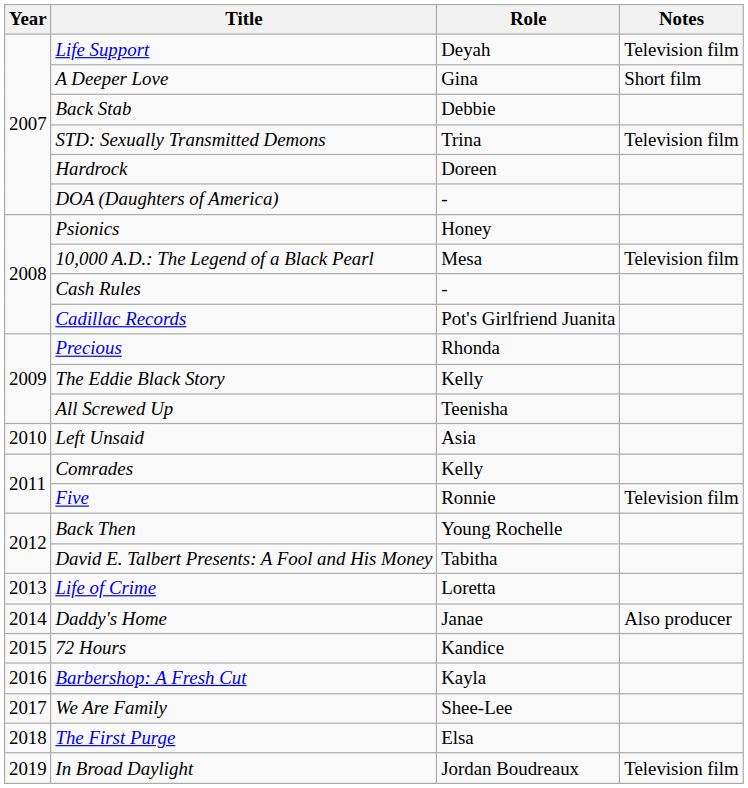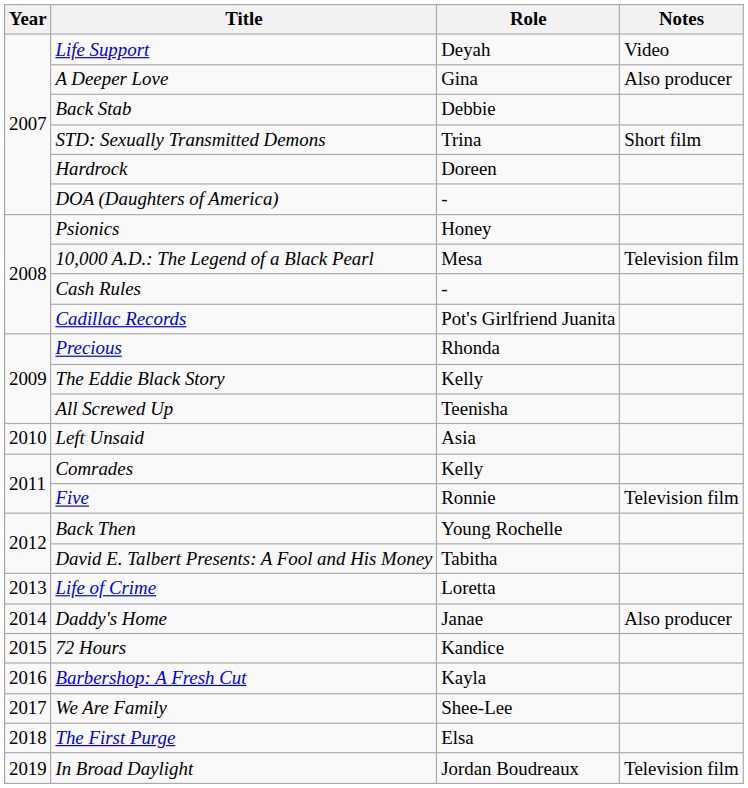(681, 49) Television film -> (647, 49) Video
(663, 79) Short film -> (678, 79) Also producer
(681, 139) Television film -> (663, 139) Short film
